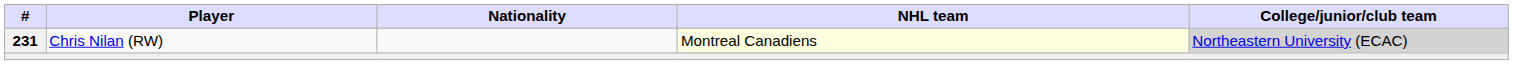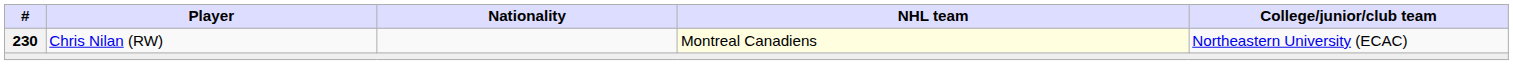(25, 40) 231 -> (25, 40) 230
(1300, 40) lightgrey background -> (1300, 40) no background
